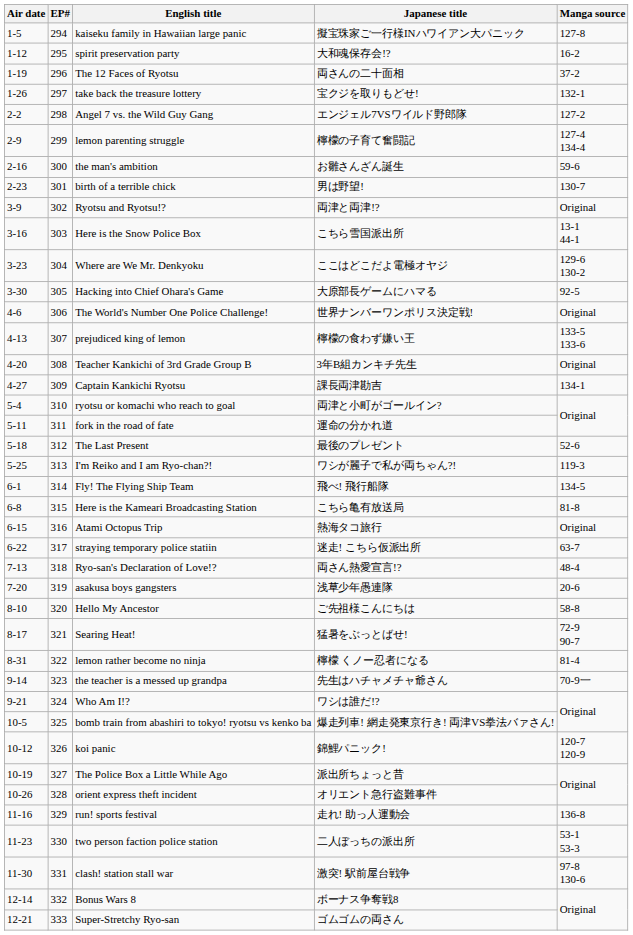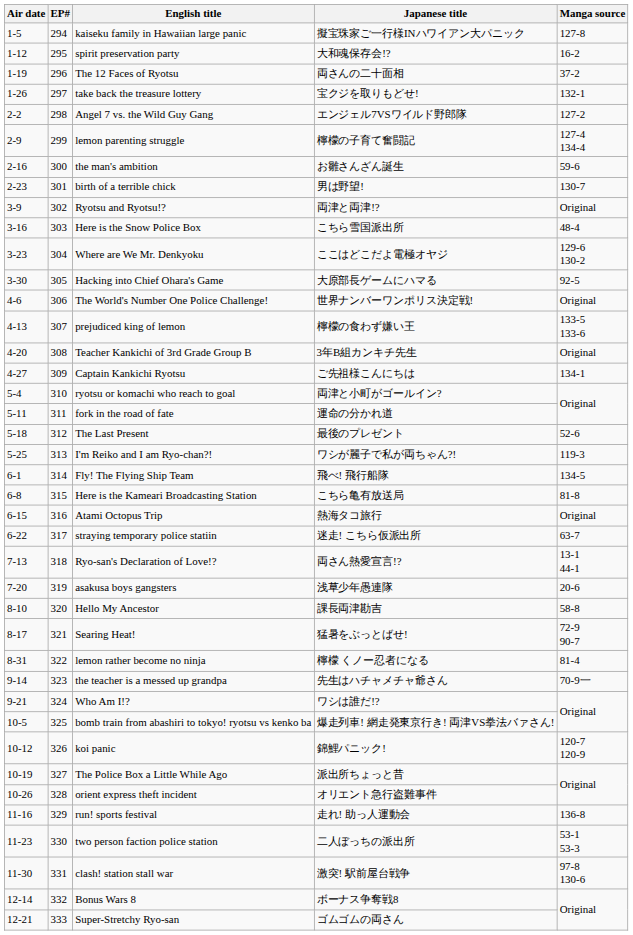(570, 233) 13-1 44-1 -> (570, 227) 48-4
(349, 385) 課長両津勘吉 -> (366, 373) ご先祖様こんにちは
(570, 567) 48-4 -> (570, 562) 13-1 44-1
(366, 608) ご先祖様こんにちは -> (349, 608) 課長両津勘吉
